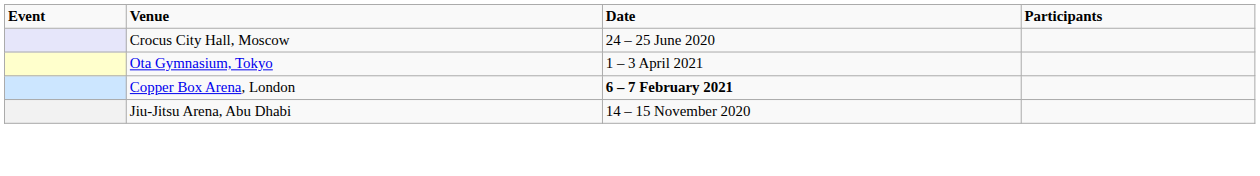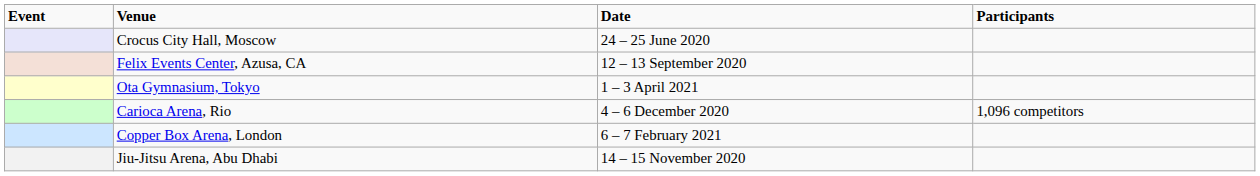+ row: (211, 63)
+ row: (174, 111)
(669, 87) bold -> (661, 135) normal
